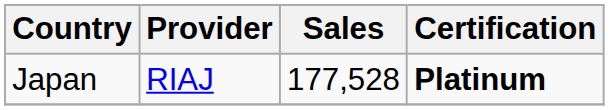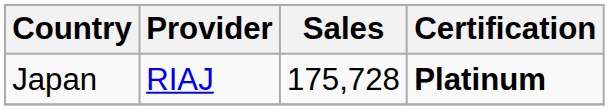(344, 78) 177,528 -> (344, 78) 175,728
